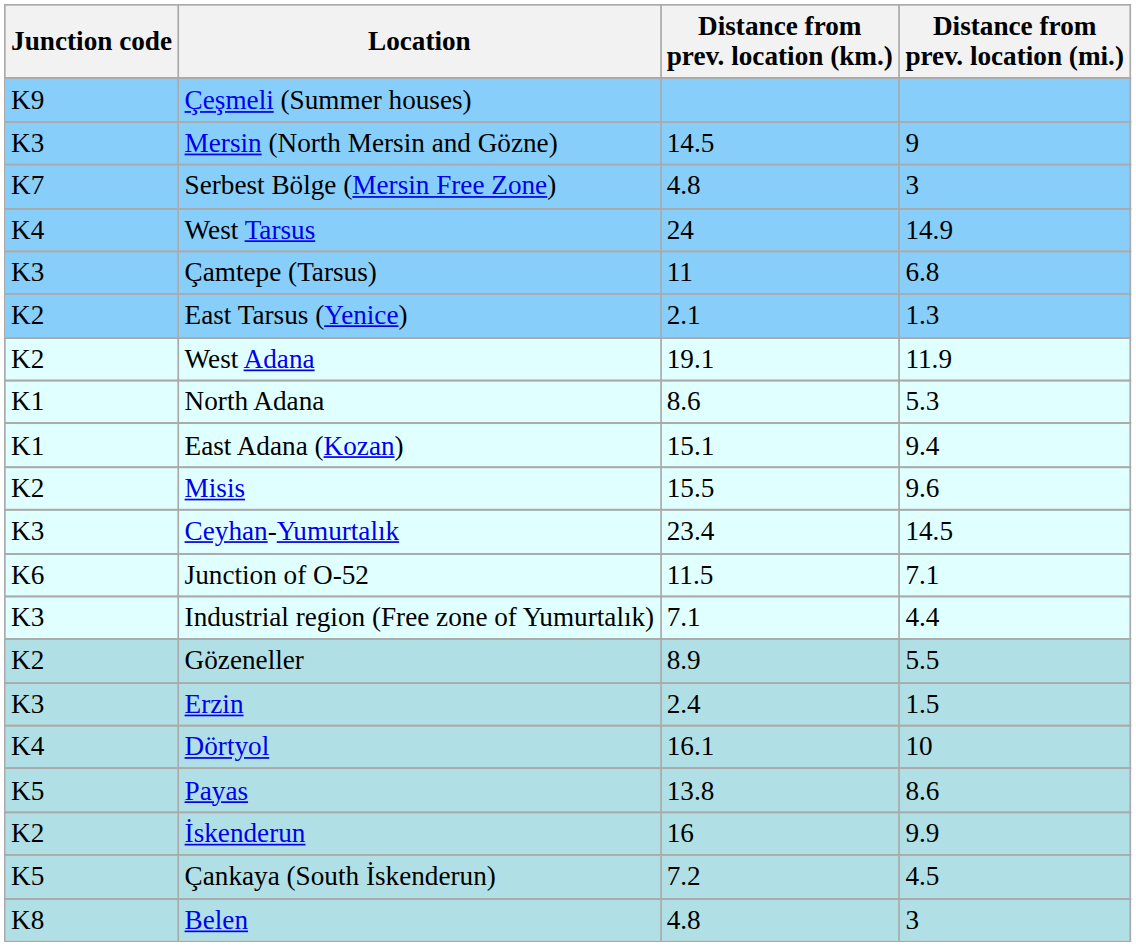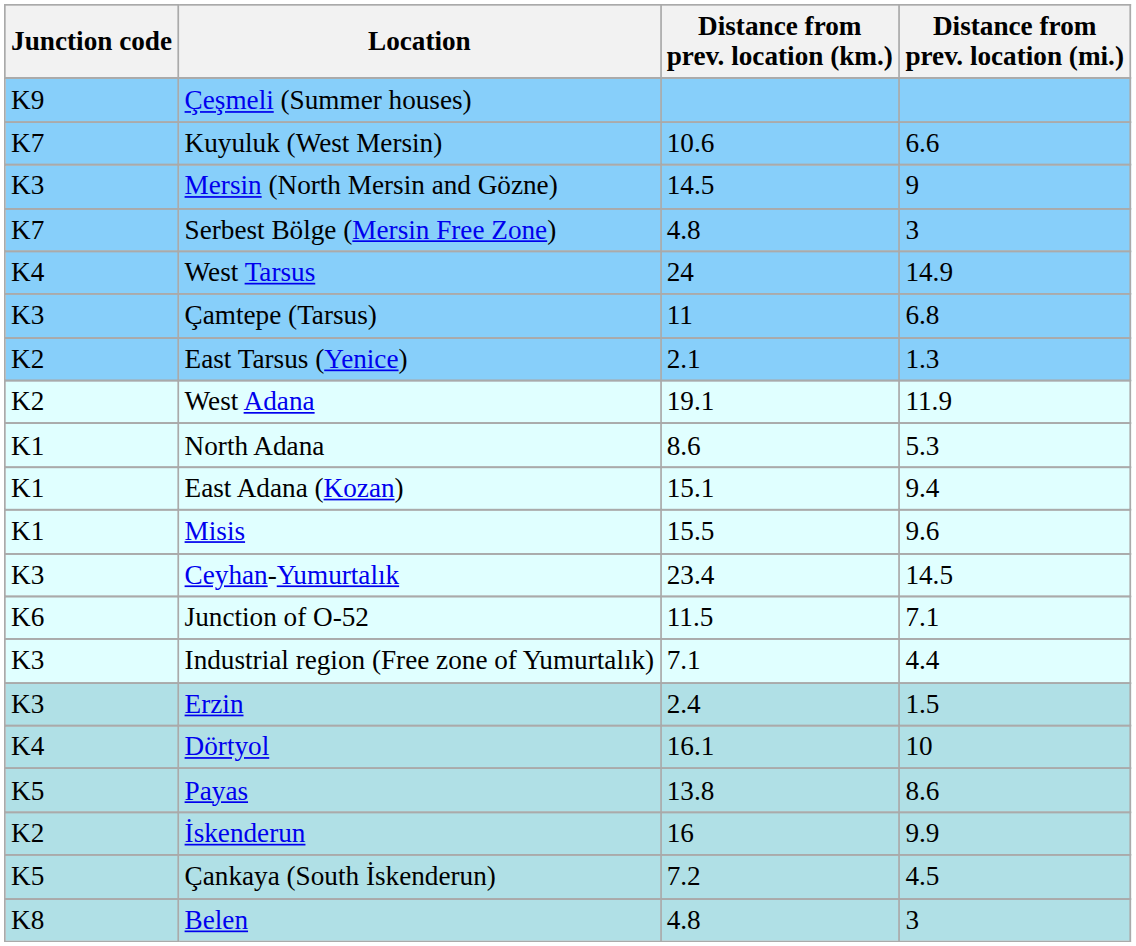+ row: (313, 142)
(28, 488) K2 -> (28, 531) K1
- row: (244, 660)
